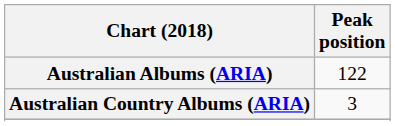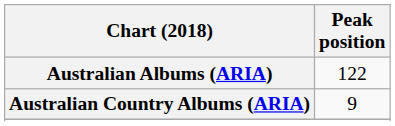(352, 103) 3 -> (352, 103) 9
